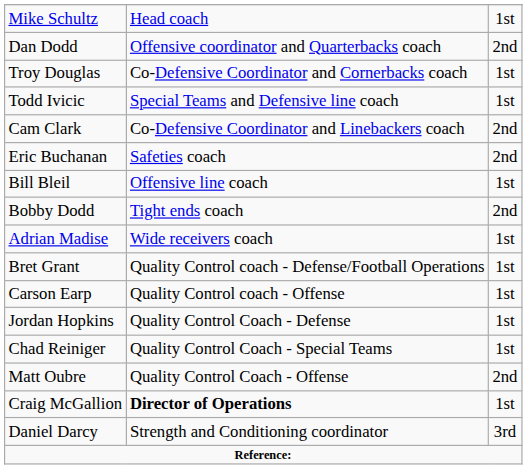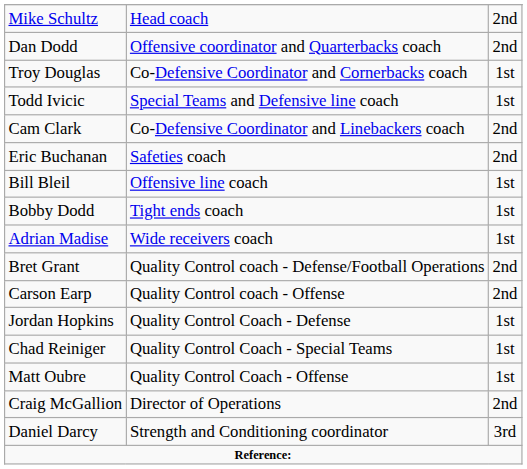(505, 18) 1st -> (505, 18) 2nd
(505, 211) 2nd -> (505, 211) 1st
(505, 266) 1st -> (505, 266) 2nd
(505, 294) 1st -> (505, 294) 2nd
(505, 376) 2nd -> (505, 376) 1st
(211, 404) bold -> (205, 404) normal
(505, 404) 1st -> (505, 404) 2nd
